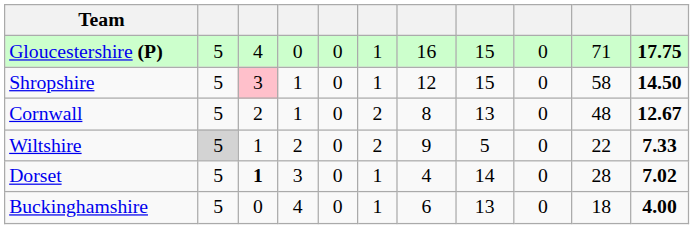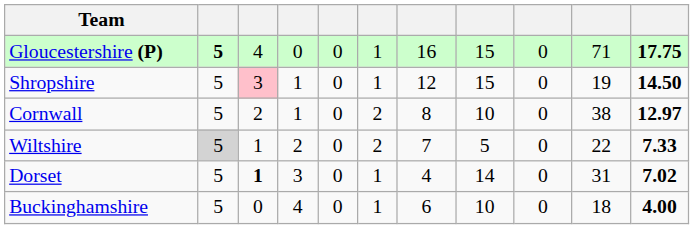(218, 51) normal -> (218, 51) bold
(601, 82) 58 -> (601, 82) 19
(485, 113) 13 -> (485, 113) 10
(601, 113) 48 -> (601, 113) 38
(660, 113) 12.67 -> (660, 113) 12.97
(426, 144) 9 -> (426, 144) 7
(601, 176) 28 -> (601, 176) 31
(485, 207) 13 -> (485, 207) 10
